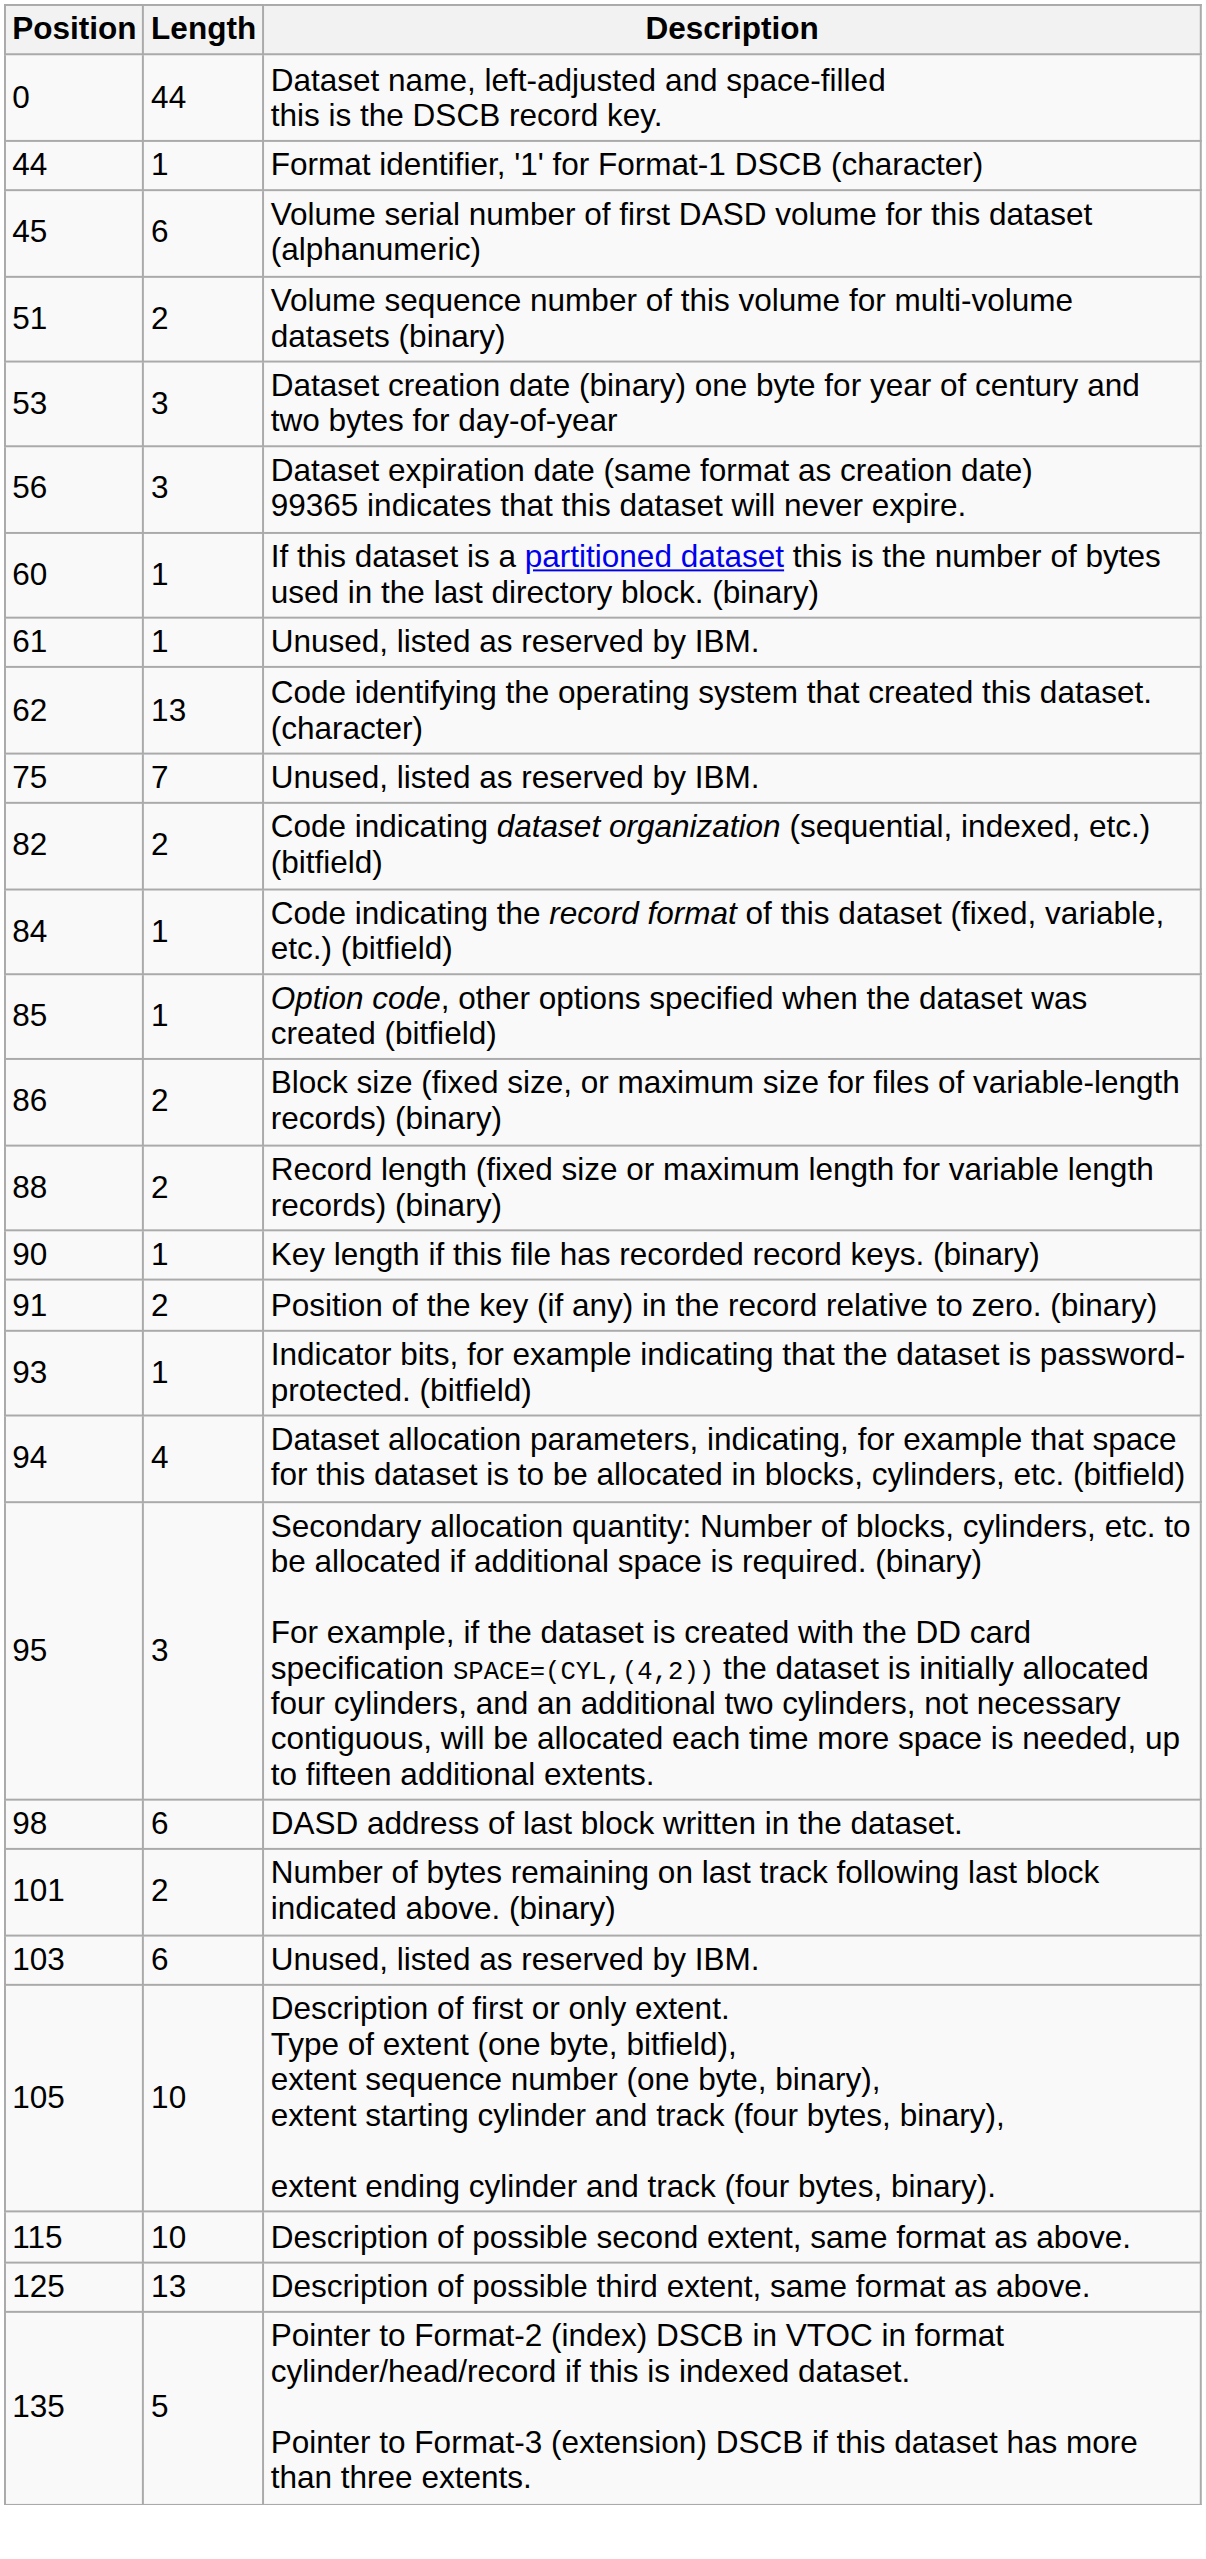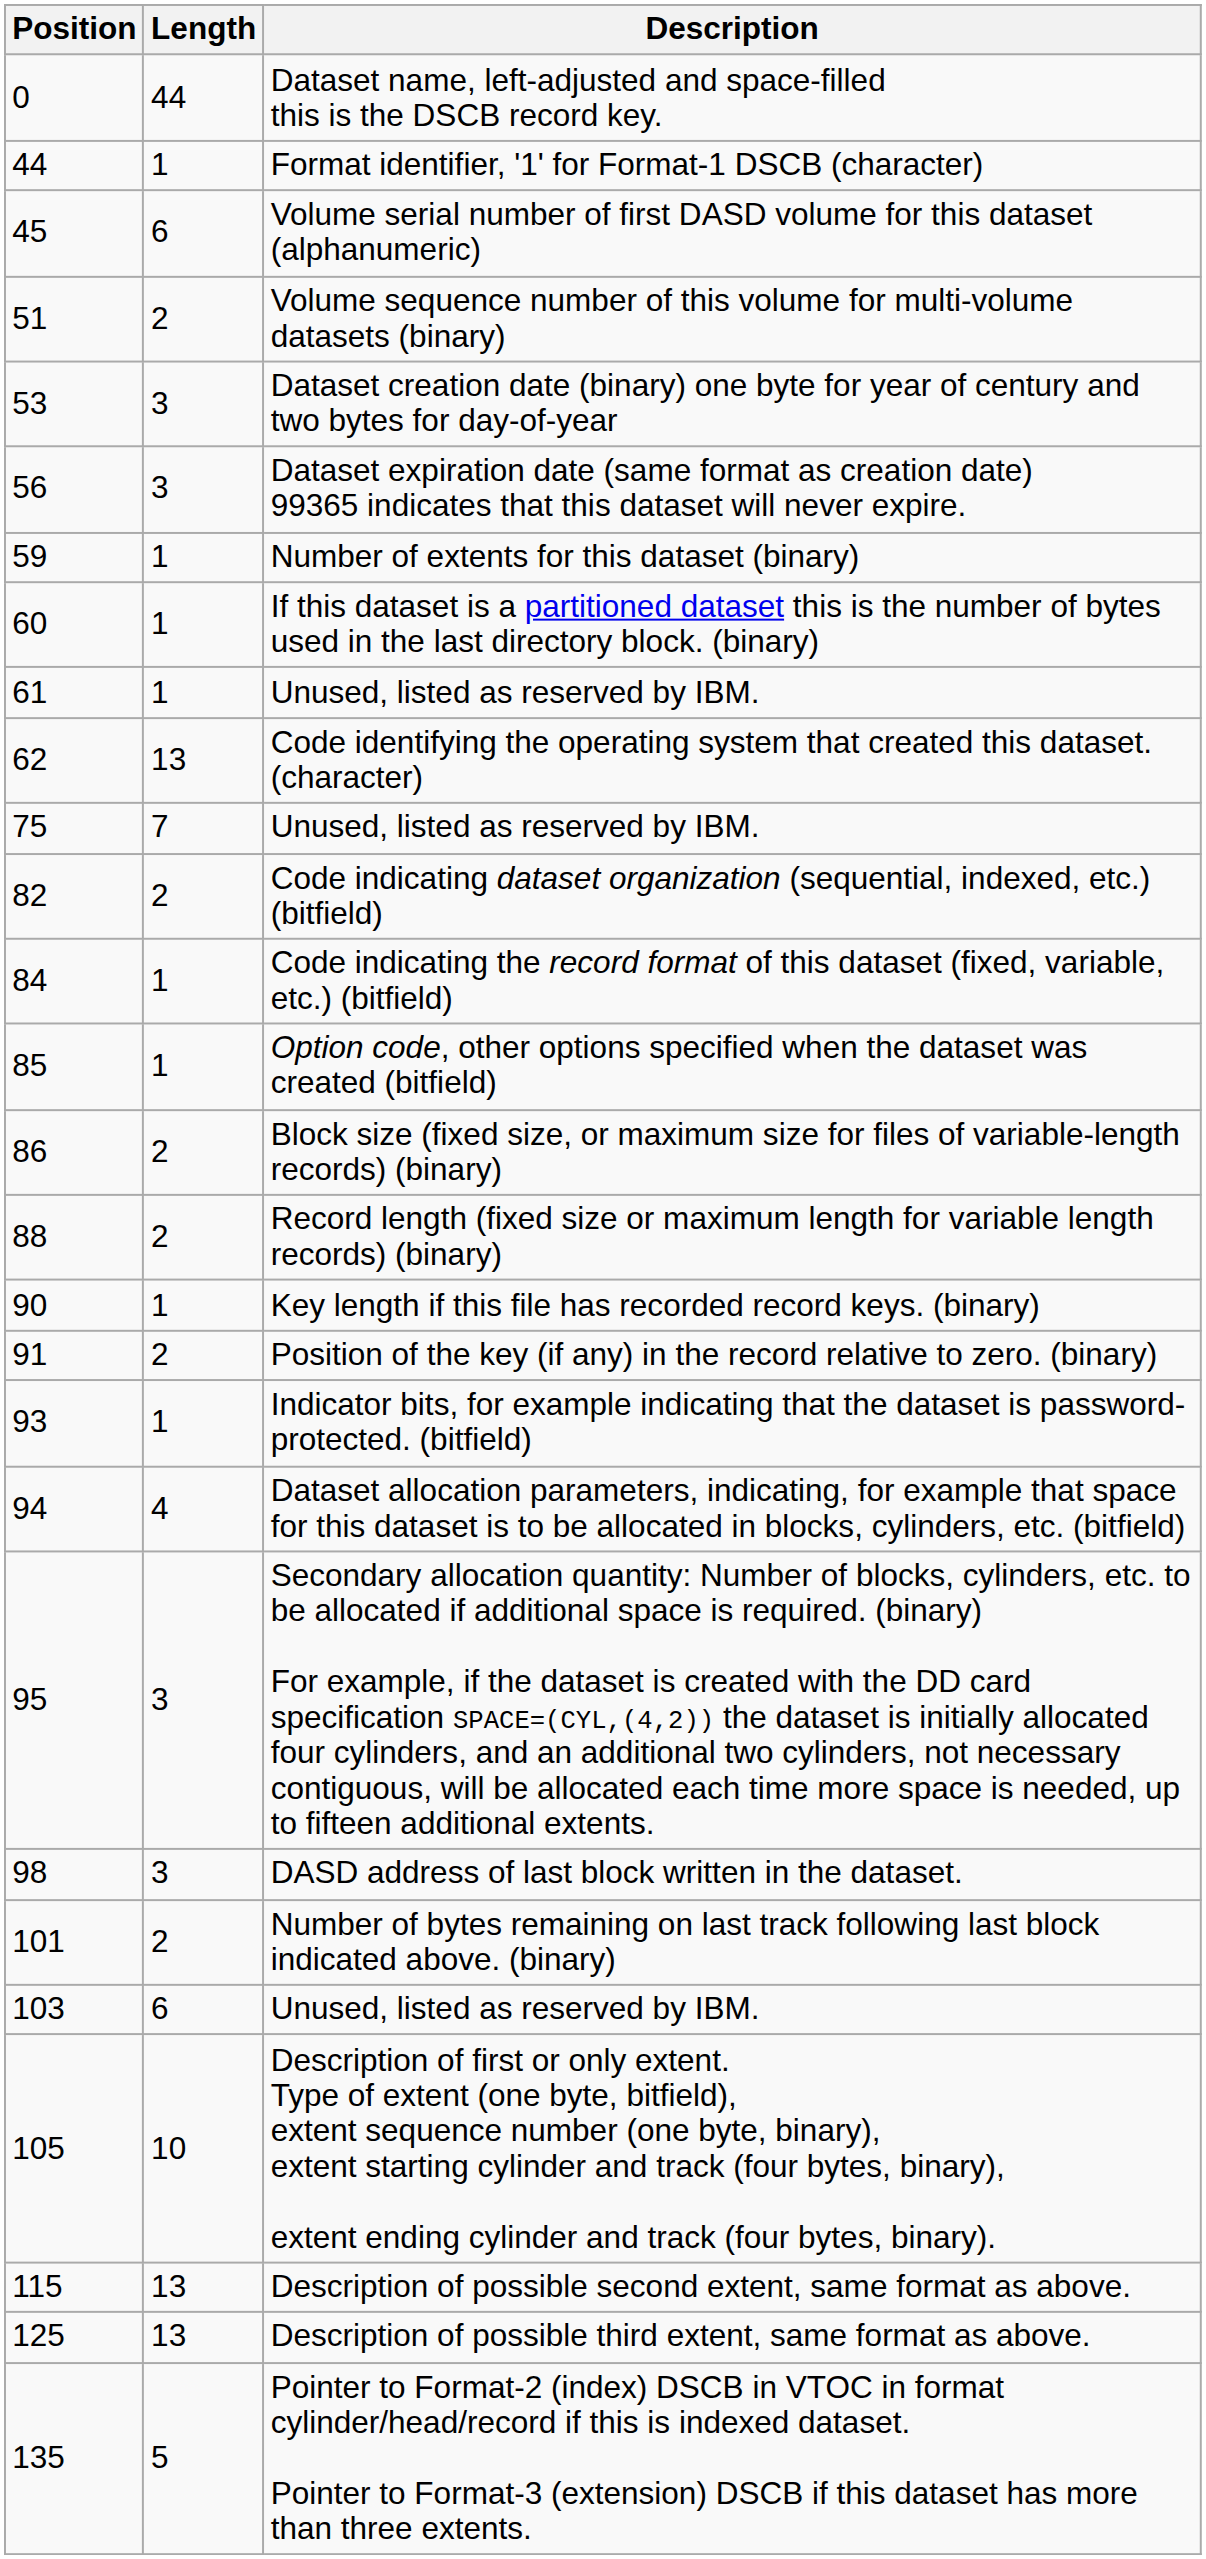+ row: (30, 556)
(160, 1823) 6 -> (160, 1873) 3
(169, 2236) 10 -> (169, 2286) 13
